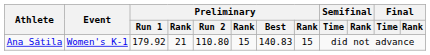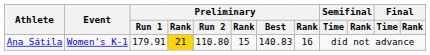(149, 42) 179.92 -> (149, 42) 179.91
(181, 42) no background -> (181, 42) gold background
(307, 42) 15 -> (307, 42) 16
